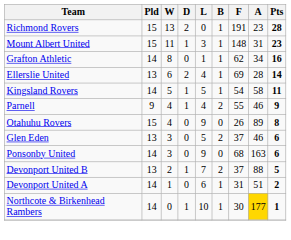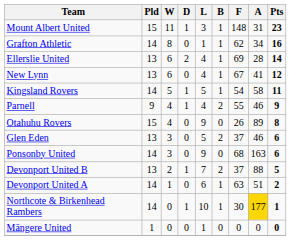- row: (43, 28)
+ row: (27, 75)
(239, 185) 31 -> (239, 185) 63
+ row: (39, 228)
